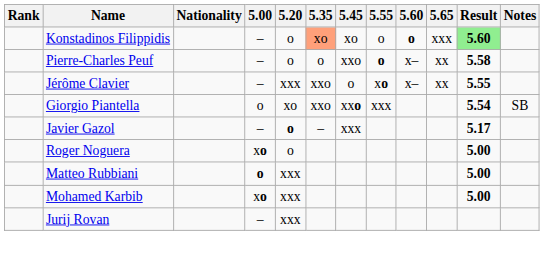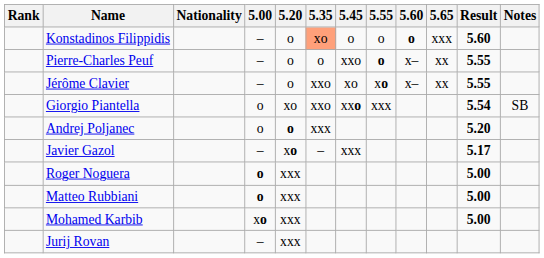(351, 38) xo -> (351, 38) o
(479, 38) lightgreen background -> (479, 38) no background
(479, 61) 5.58 -> (479, 61) 5.55
(290, 83) xxx -> (290, 83) o
(351, 83) o -> (351, 83) xo
+ row: (90, 128)
(290, 128) o -> (290, 151) xo
(260, 151) xo -> (260, 173) o
(290, 151) o -> (290, 173) xxx
